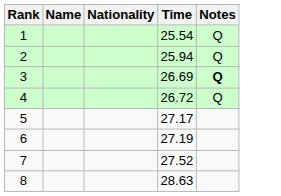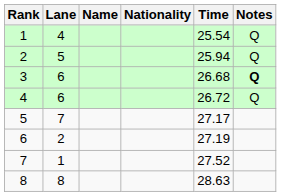+ column: (61, 14)
(177, 77) 26.69 -> (214, 77) 26.68
